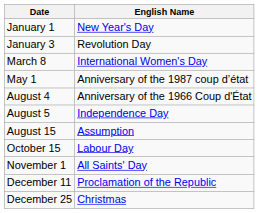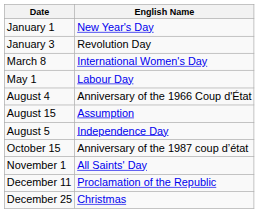(163, 79) Anniversary of the 1987 coup d’état -> (105, 79) Labour Day
rows swapped: (28, 113) <-> (31, 131)
(105, 148) Labour Day -> (163, 148) Anniversary of the 1987 coup d’état
